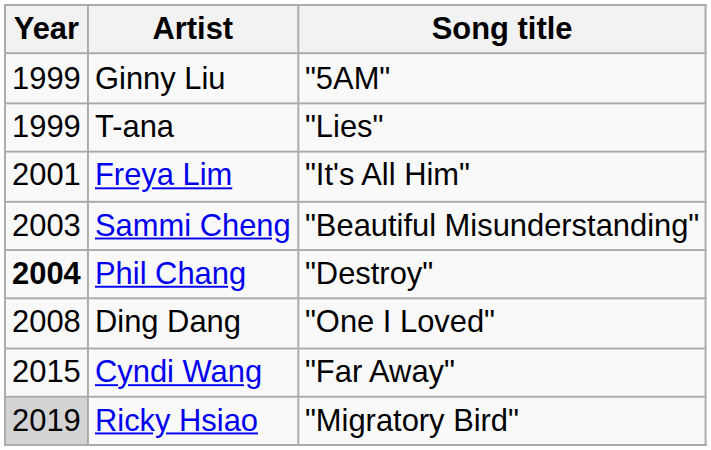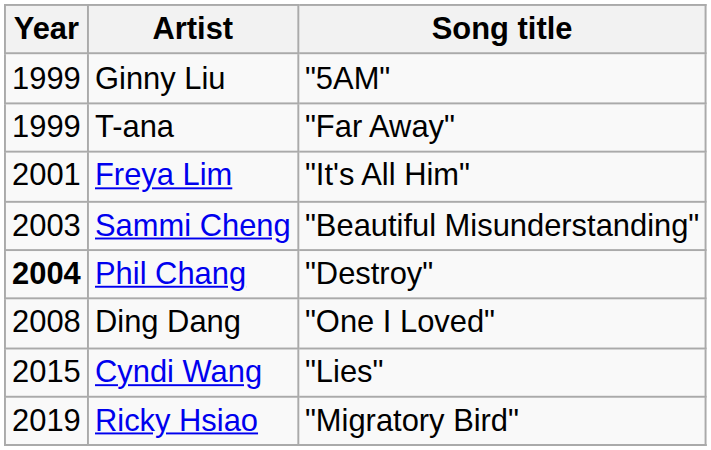(344, 126) "Lies" -> (380, 126) "Far Away"
(380, 371) "Far Away" -> (344, 371) "Lies"
(46, 420) lightgrey background -> (46, 420) no background
